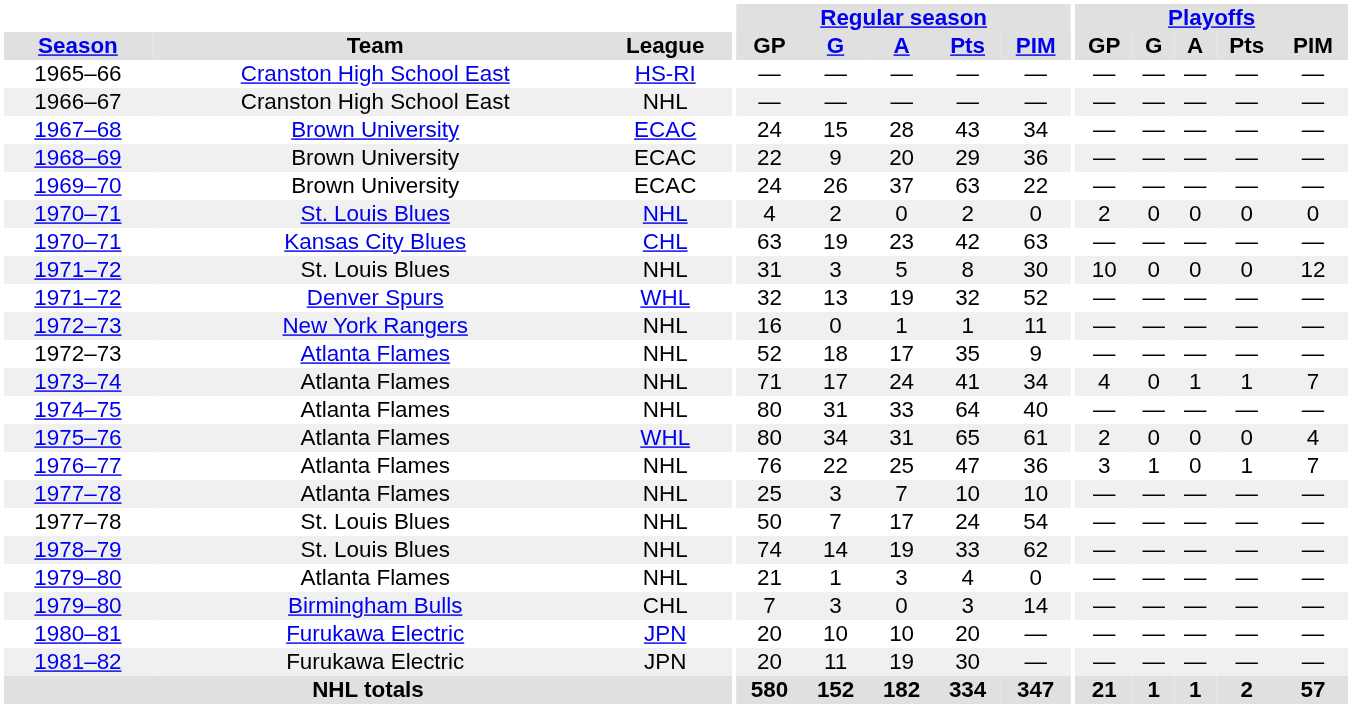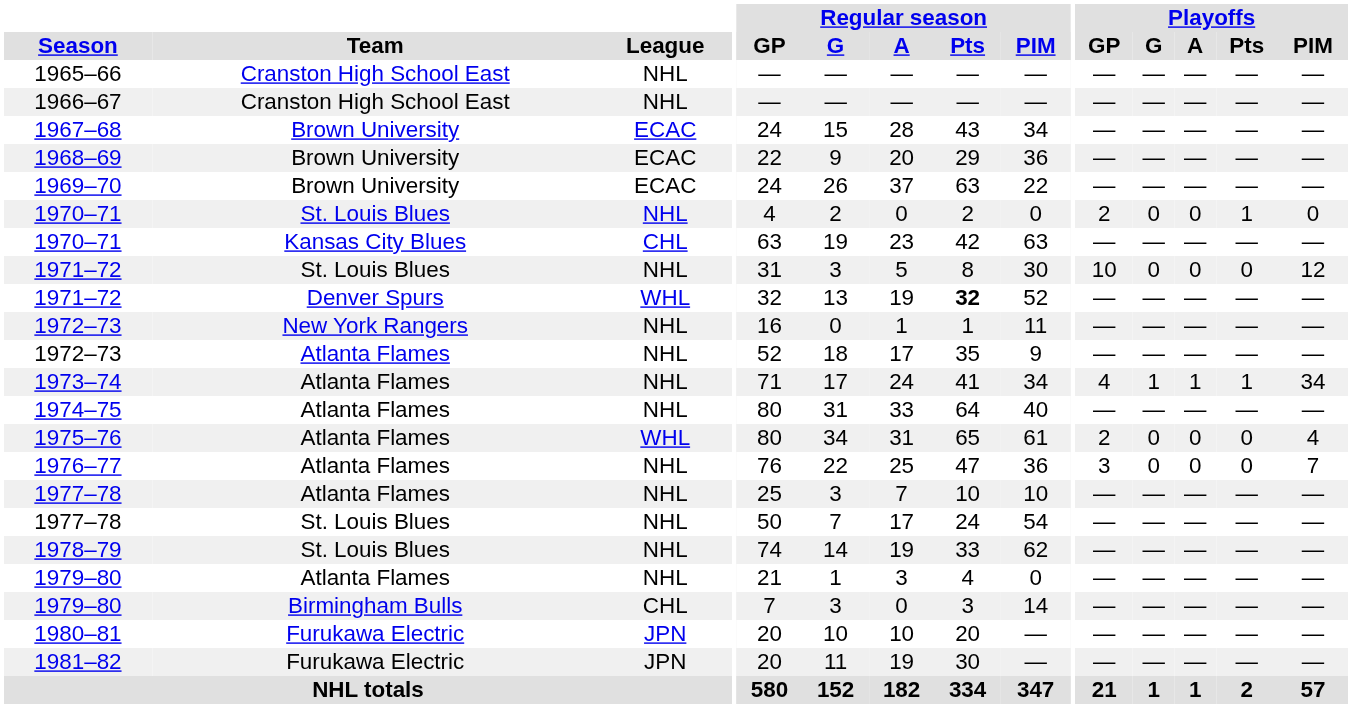(665, 73) HS-RI -> (665, 73) NHL
(1247, 213) 0 -> (1247, 213) 1
(968, 297) normal -> (968, 297) bold
(1154, 381) 0 -> (1154, 381) 1
(1313, 381) 7 -> (1313, 381) 34
(1154, 465) 1 -> (1154, 465) 0
(1247, 465) 1 -> (1247, 465) 0
